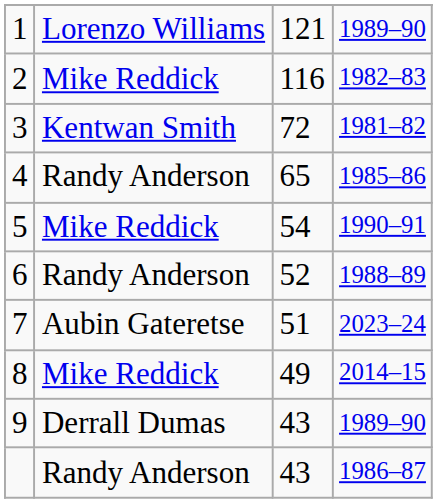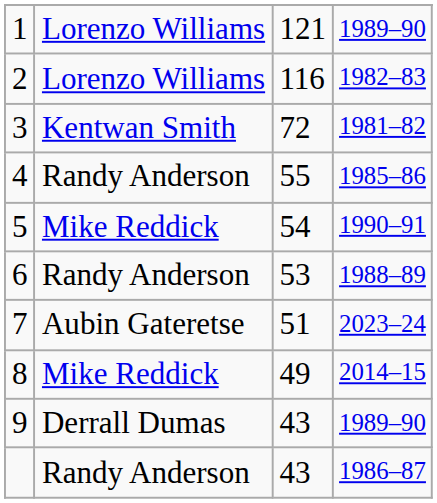(130, 78) Mike Reddick -> (154, 78) Lorenzo Williams
(295, 176) 65 -> (295, 176) 55
(295, 275) 52 -> (295, 275) 53
